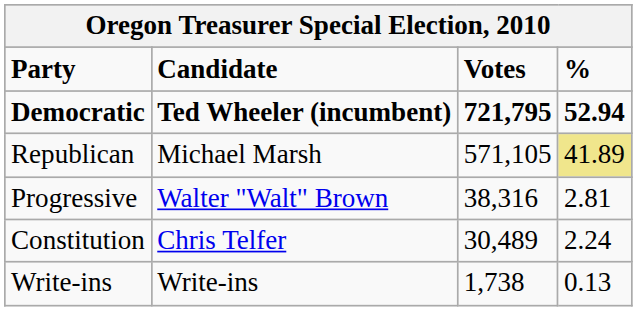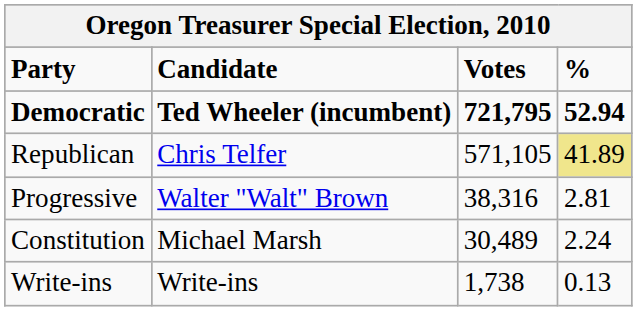(239, 154) Michael Marsh -> (222, 154) Chris Telfer
(222, 240) Chris Telfer -> (239, 240) Michael Marsh
